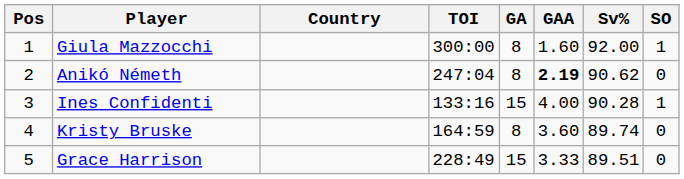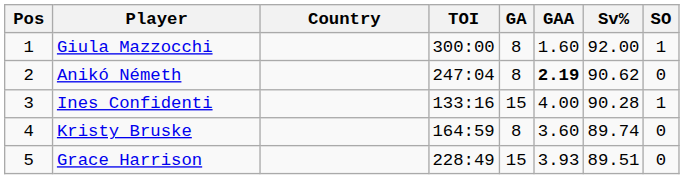(559, 160) 3.33 -> (559, 160) 3.93
